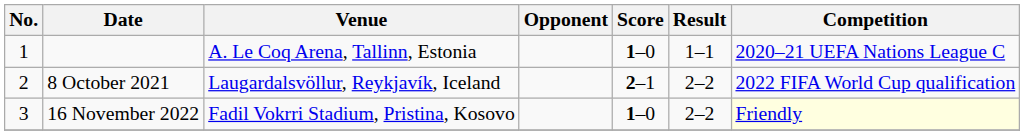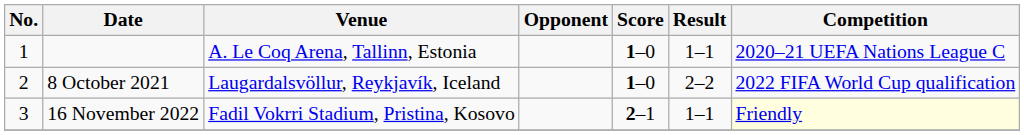(640, 82) 2–1 -> (640, 82) 1–0
(640, 113) 1–0 -> (640, 113) 2–1
(700, 113) 2–2 -> (700, 113) 1–1
